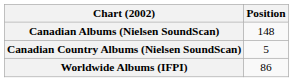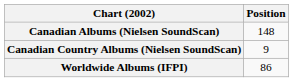(266, 49) 5 -> (266, 49) 9
